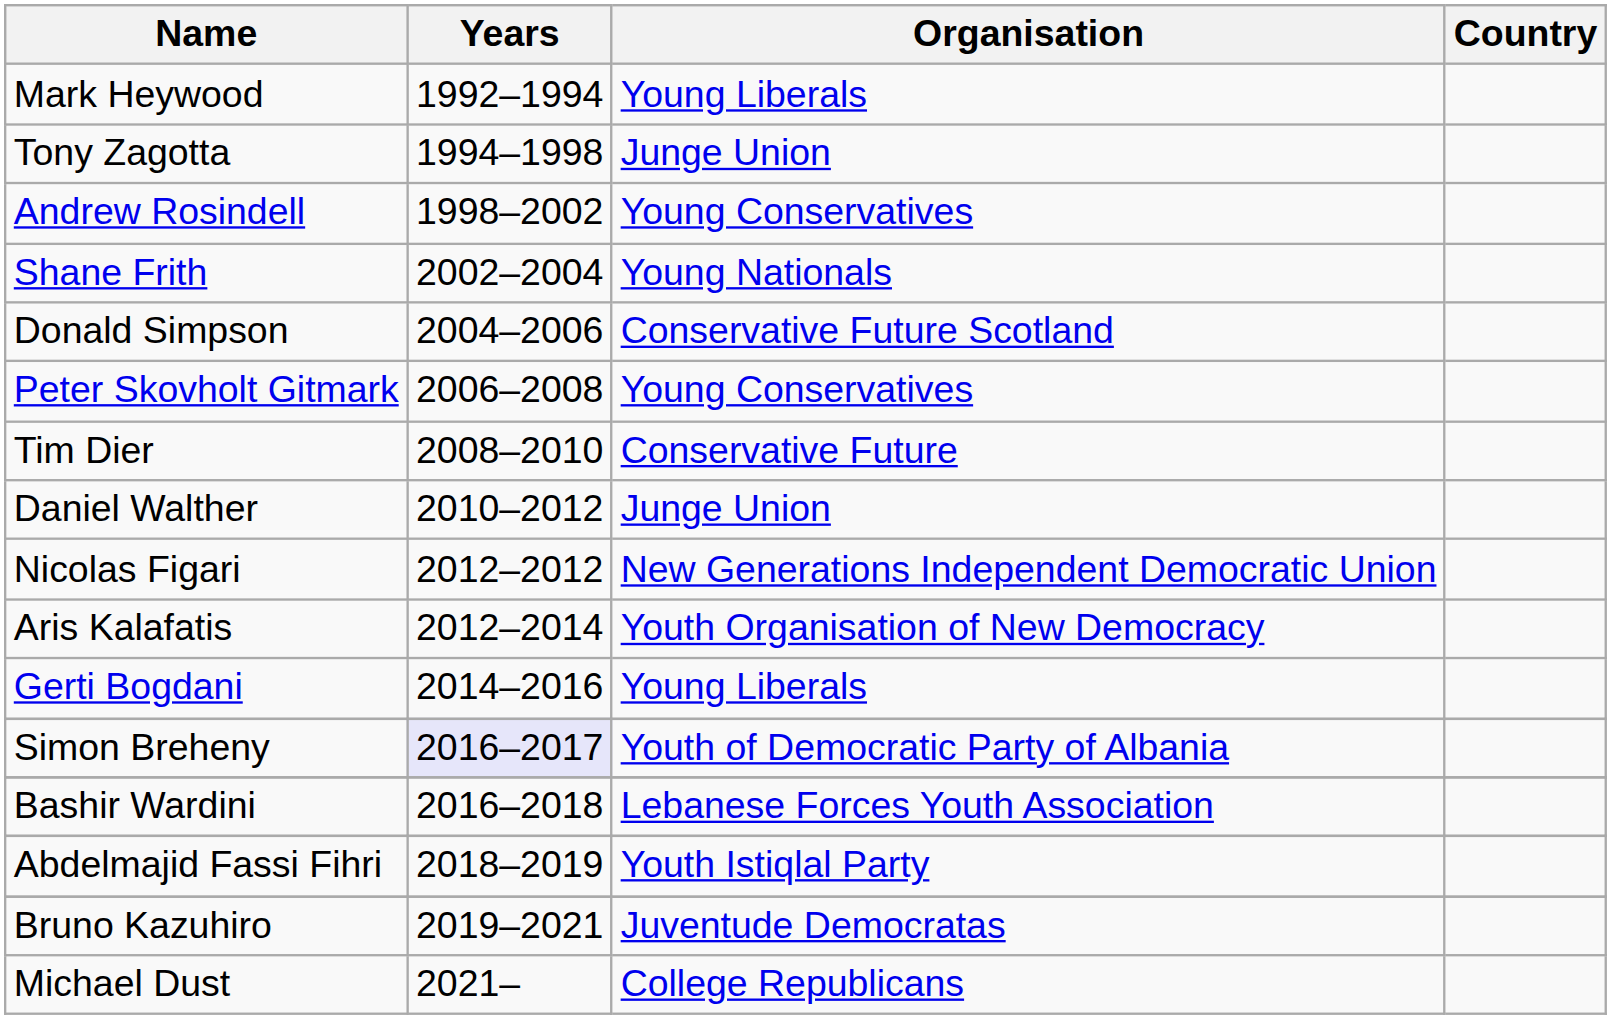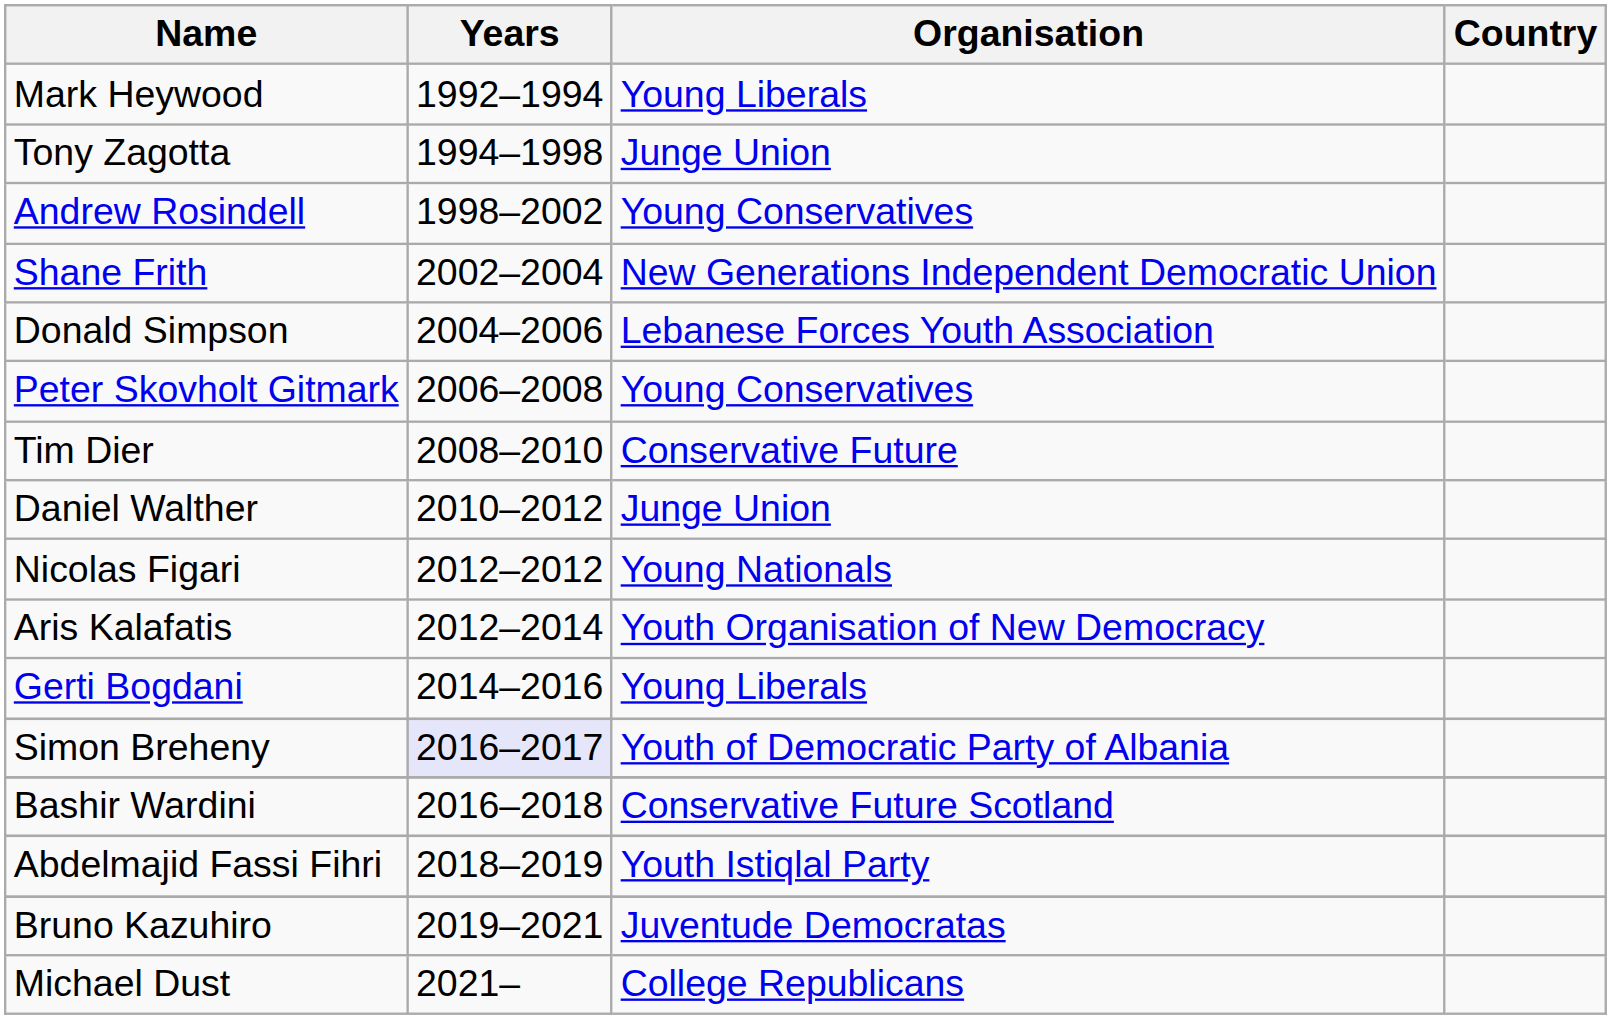(756, 271) Young Nationals -> (1029, 271) New Generations Independent Democratic Union
(867, 331) Conservative Future Scotland -> (917, 331) Lebanese Forces Youth Association
(1029, 568) New Generations Independent Democratic Union -> (756, 568) Young Nationals
(917, 806) Lebanese Forces Youth Association -> (867, 806) Conservative Future Scotland
